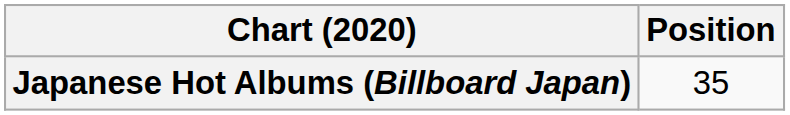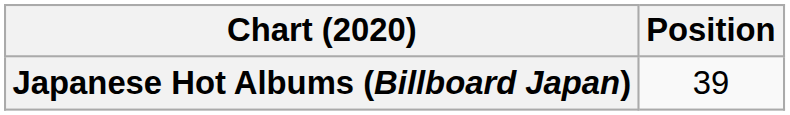(711, 82) 35 -> (711, 82) 39
